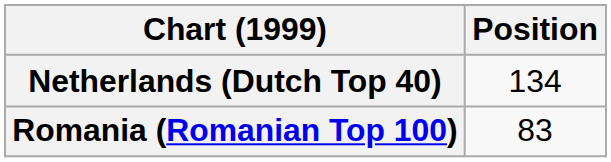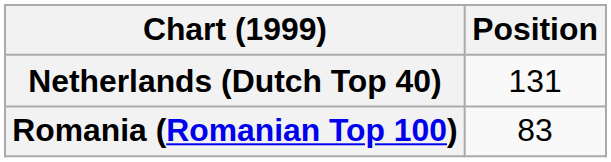(535, 80) 134 -> (535, 80) 131
